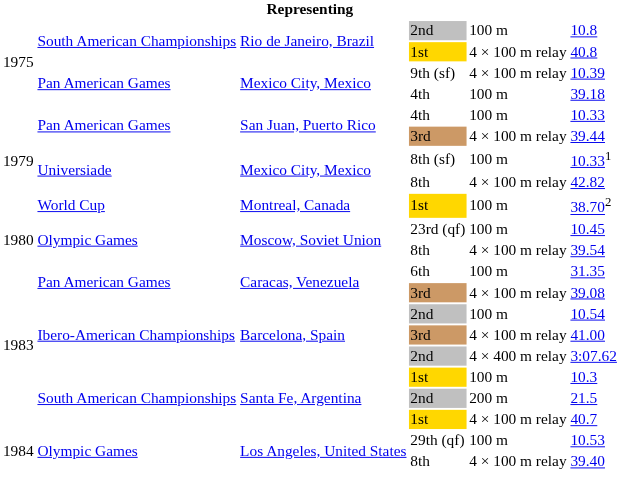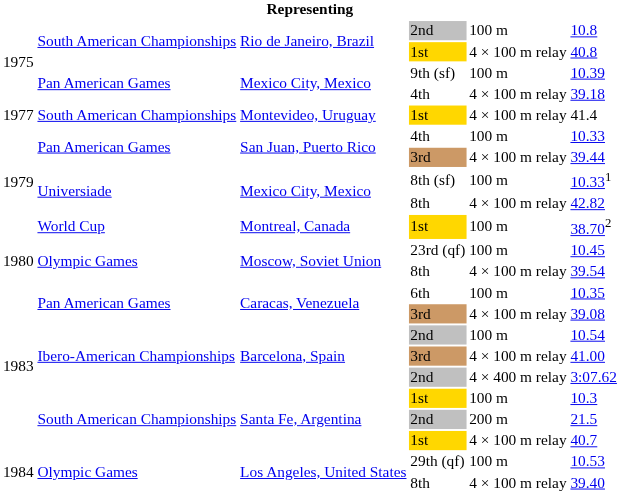(518, 72) 4 × 100 m relay -> (489, 72) 100 m
(489, 94) 100 m -> (518, 94) 4 × 100 m relay
+ row: (308, 115)
(588, 271) 31.35 -> (588, 292) 10.35
